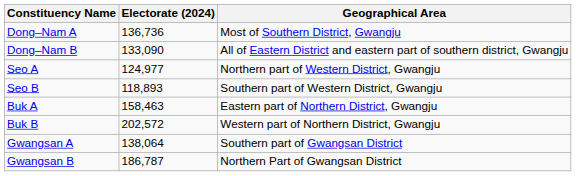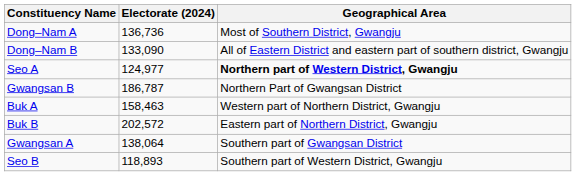(330, 69) normal -> (339, 69) bold
rows swapped: (23, 87) <-> (40, 161)
(329, 106) Eastern part of Northern District, Gwangju -> (330, 106) Western part of Northern District, Gwangju
(330, 124) Western part of Northern District, Gwangju -> (329, 124) Eastern part of Northern District, Gwangju
